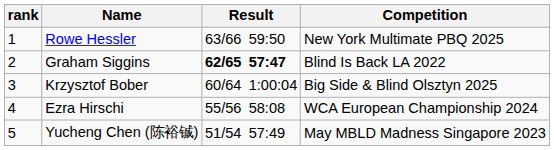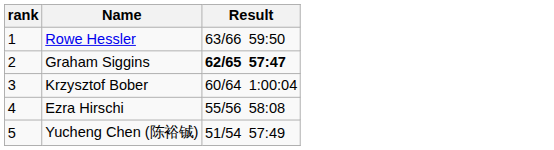- column: (425, 16)
